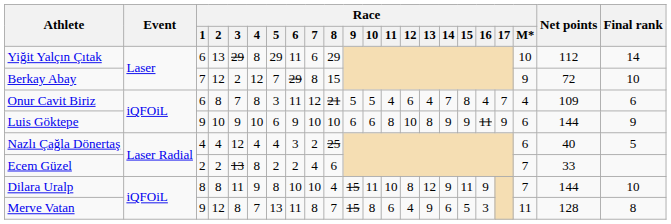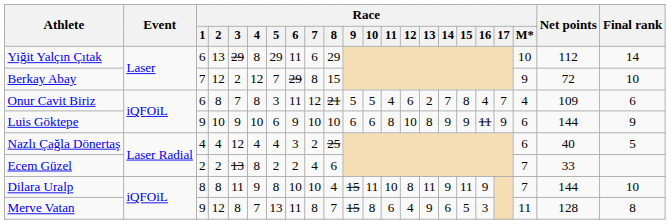(429, 100) 4 -> (429, 100) 2
(429, 187) 12 -> (429, 187) 11
